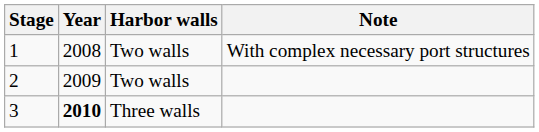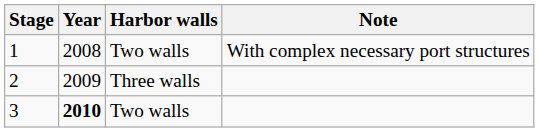(150, 80) Two walls -> (155, 80) Three walls
(155, 111) Three walls -> (150, 111) Two walls
